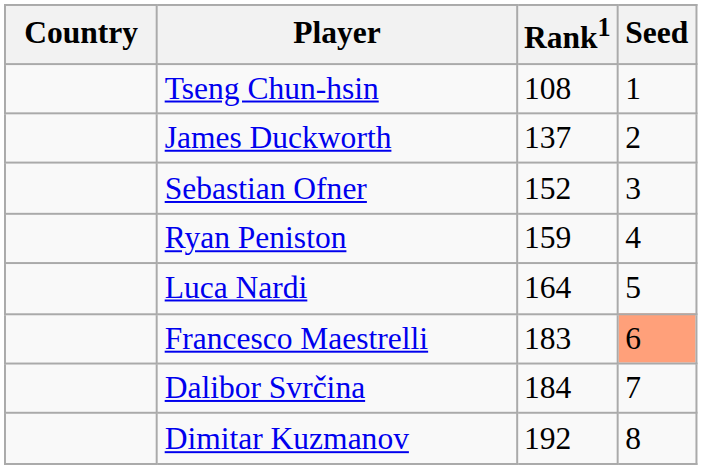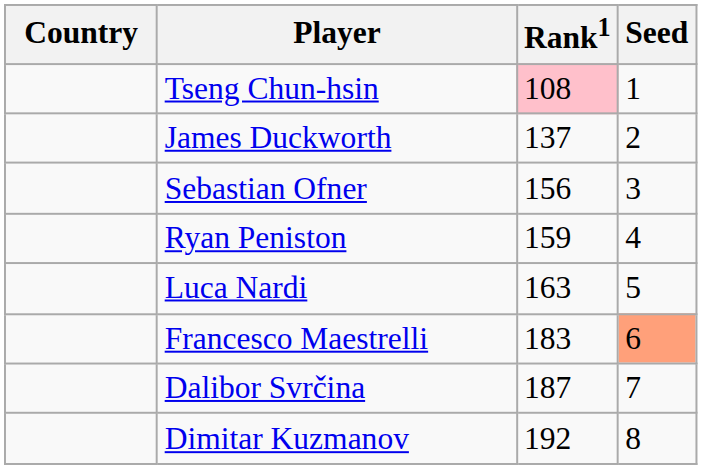(548, 88) no background -> (548, 88) pink background
(548, 187) 152 -> (548, 187) 156
(548, 287) 164 -> (548, 287) 163
(548, 387) 184 -> (548, 387) 187
